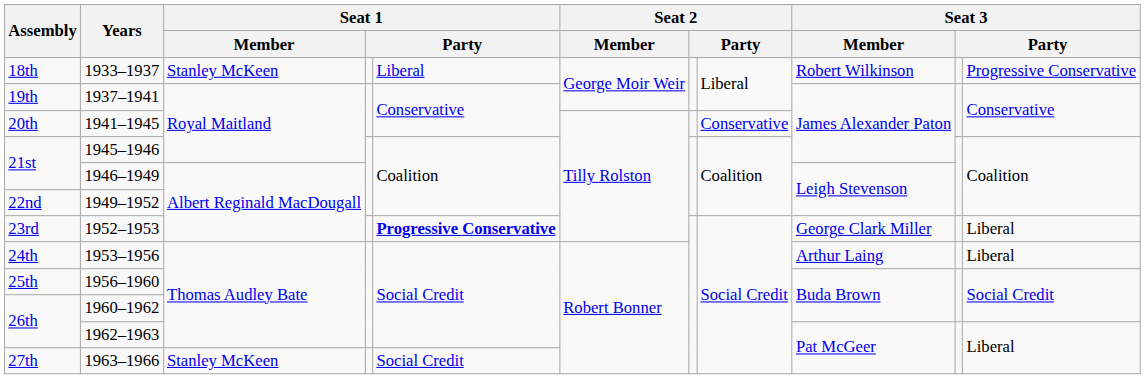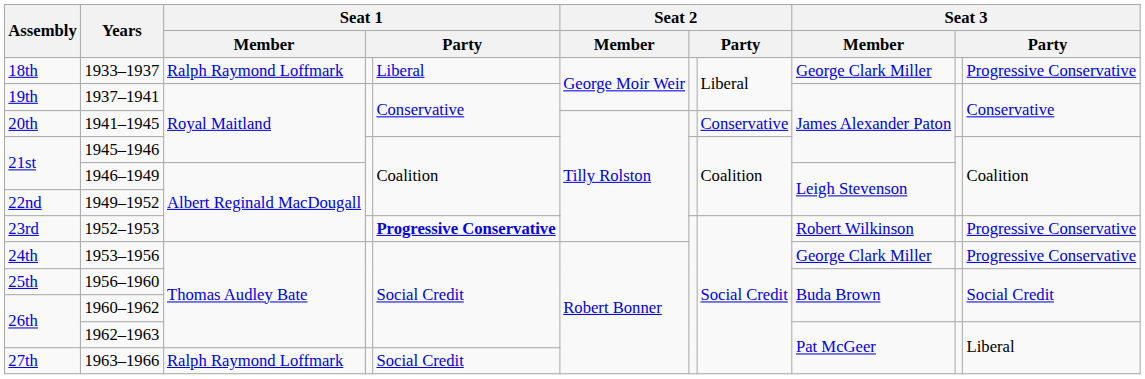(223, 70) Stanley McKeen -> (255, 70) Ralph Raymond Loffmark
(855, 70) Robert Wilkinson -> (864, 70) George Clark Miller
(864, 228) George Clark Miller -> (855, 228) Robert Wilkinson
(991, 228) Liberal -> (1051, 228) Progressive Conservative
(840, 255) Arthur Laing -> (864, 255) George Clark Miller
(991, 255) Liberal -> (1051, 255) Progressive Conservative
(223, 360) Stanley McKeen -> (255, 360) Ralph Raymond Loffmark
